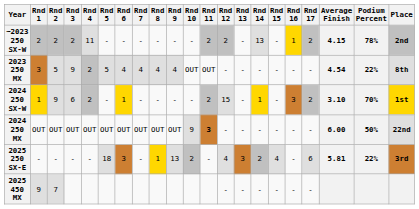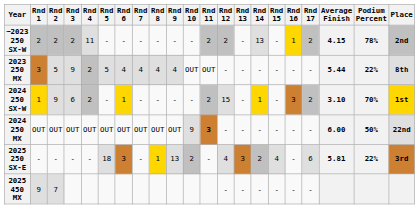(336, 70) 4.54 -> (336, 70) 5.44
